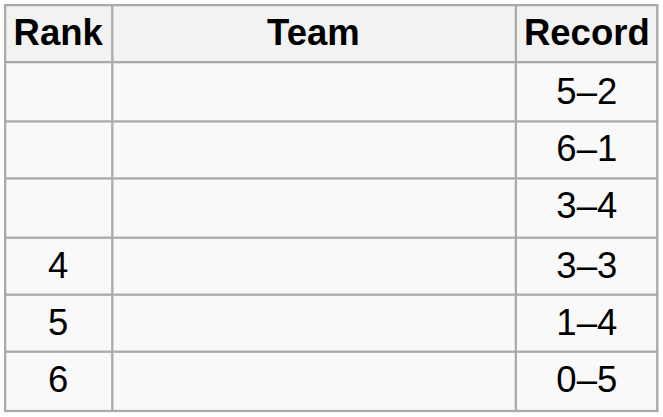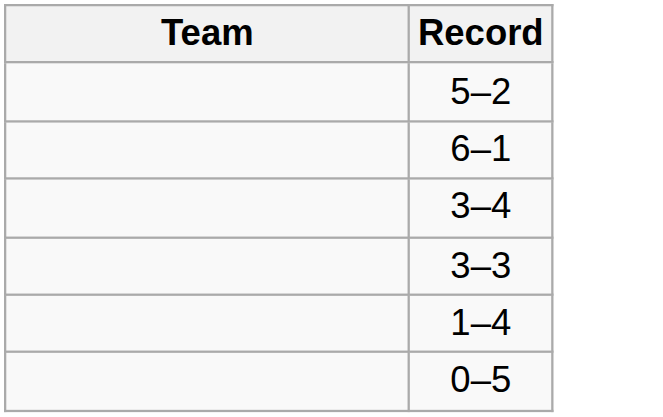- column: (58, 33)
